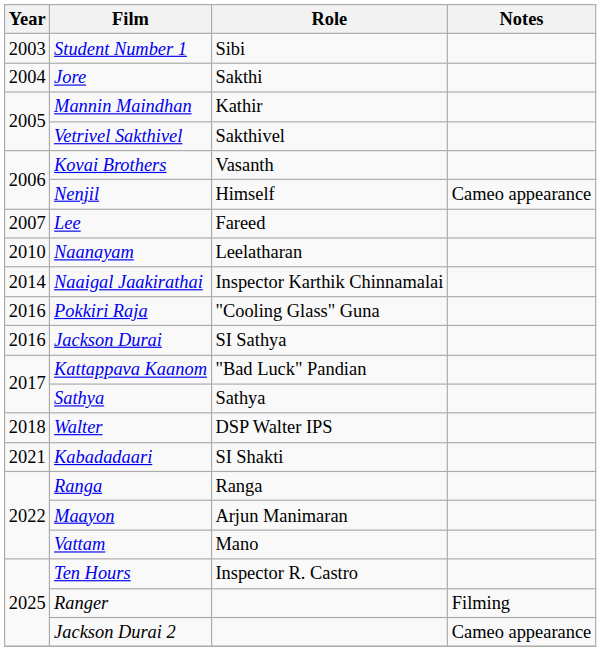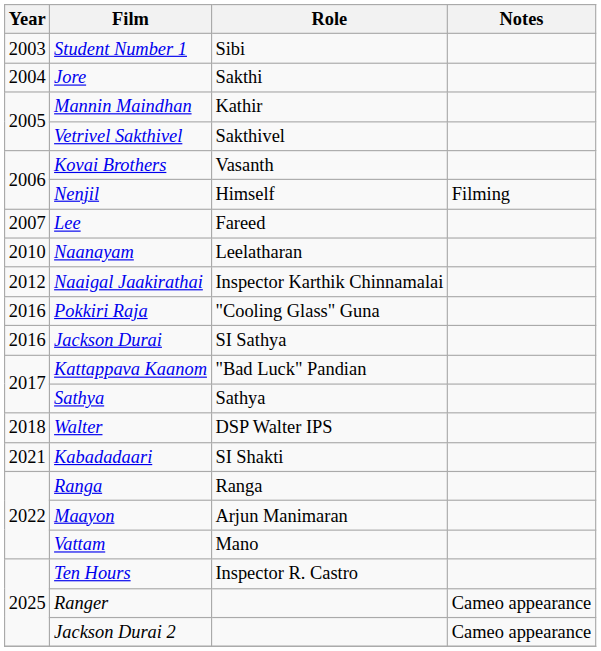(522, 194) Cameo appearance -> (481, 194) Filming
(27, 281) 2014 -> (27, 281) 2012
(481, 602) Filming -> (522, 602) Cameo appearance
